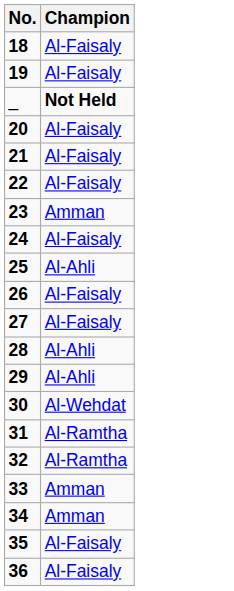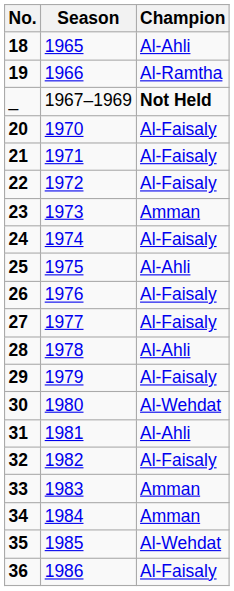+ column: (88, 18)
(83, 45) Al-Faisaly -> (165, 45) Al-Ahli
(83, 73) Al-Faisaly -> (181, 73) Al-Ramtha
(70, 377) Al-Ahli -> (178, 377) Al-Faisaly
(86, 433) Al-Ramtha -> (165, 433) Al-Ahli
(86, 460) Al-Ramtha -> (178, 460) Al-Faisaly
(83, 543) Al-Faisaly -> (181, 543) Al-Wehdat
